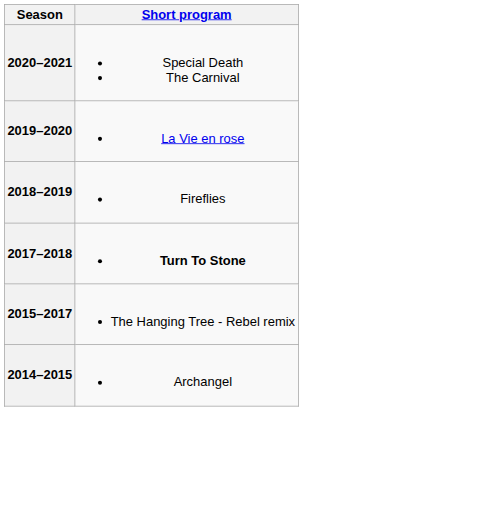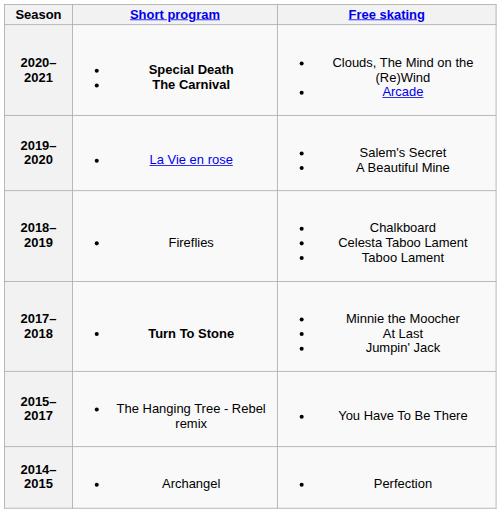+ column: (387, 14)
(187, 70) normal -> (175, 77) bold
